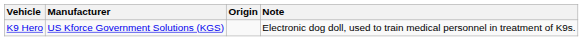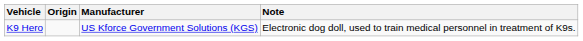columns swapped: (243, 12) <-> (79, 12)
